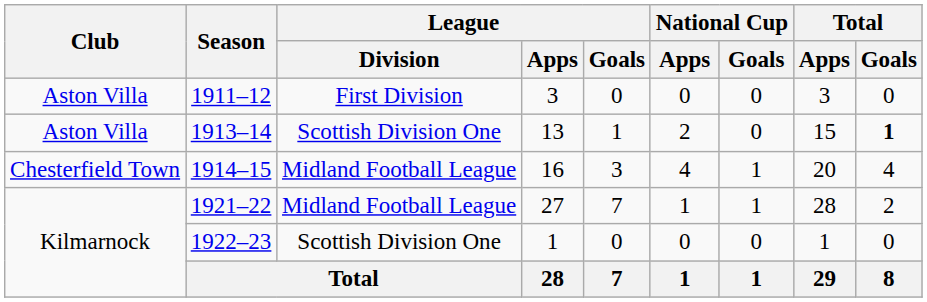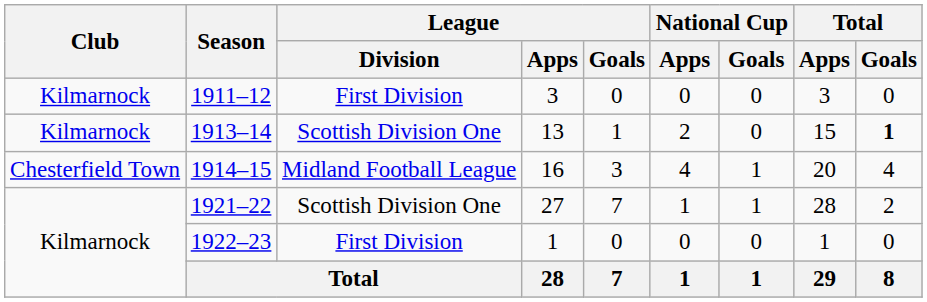(95, 95) Aston Villa -> (95, 95) Kilmarnock
(95, 132) Aston Villa -> (95, 132) Kilmarnock
(399, 205) Midland Football League -> (399, 205) Scottish Division One
(399, 242) Scottish Division One -> (399, 242) First Division
